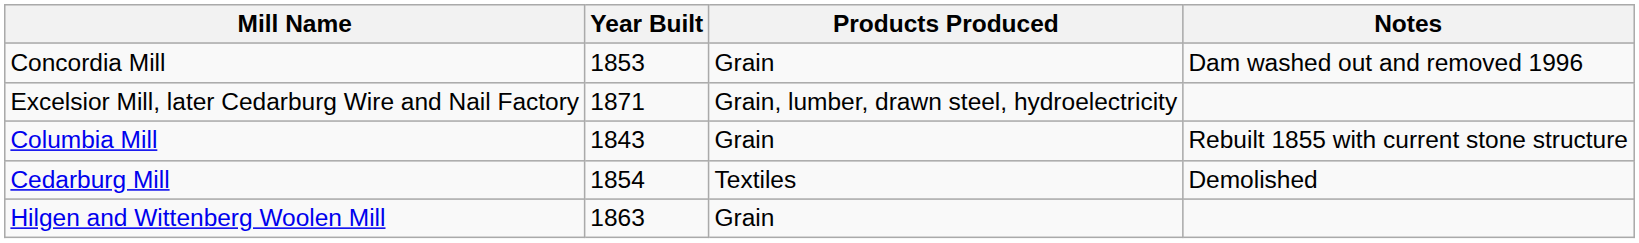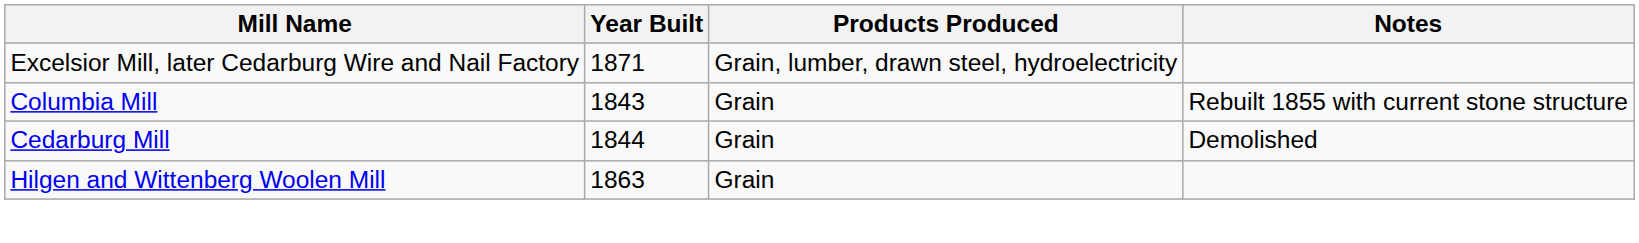- row: (88, 62)
(618, 179) 1854 -> (618, 140) 1844
(755, 179) Textiles -> (744, 140) Grain
